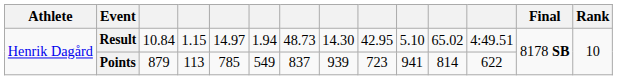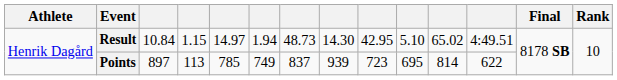(159, 63) 879 -> (159, 63) 897
(264, 63) 549 -> (264, 63) 749
(412, 63) 941 -> (412, 63) 695
